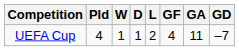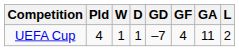columns swapped: (153, 14) <-> (222, 14)
